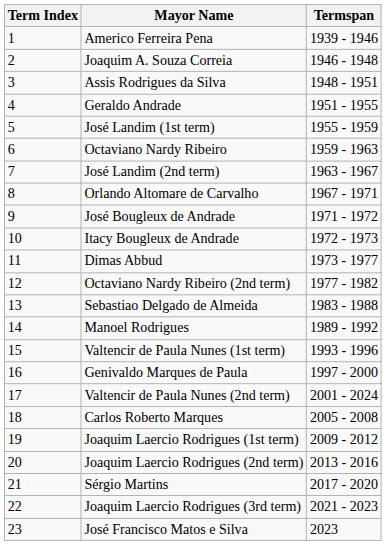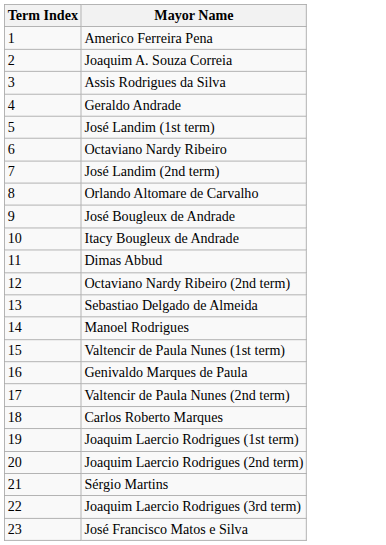- column: (344, 15)
